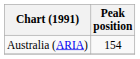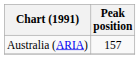(113, 44) 154 -> (113, 44) 157
